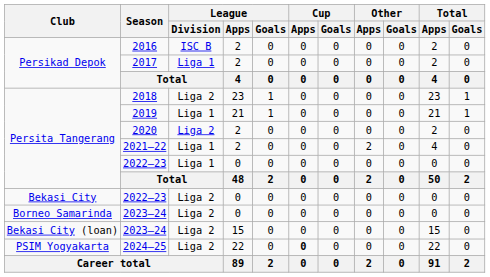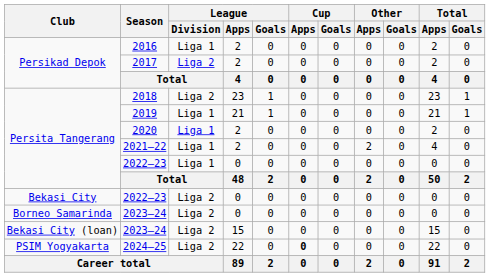(196, 46) ISC B -> (196, 46) Liga 1
(196, 63) Liga 1 -> (196, 63) Liga 2
(196, 130) Liga 2 -> (196, 130) Liga 1
